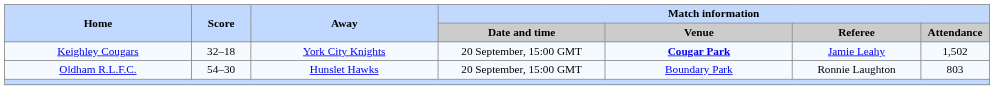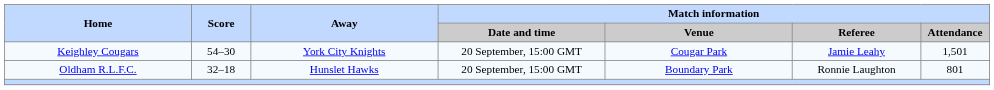(221, 51) 32–18 -> (221, 51) 54–30
(699, 51) bold -> (699, 51) normal
(955, 51) 1,502 -> (955, 51) 1,501
(221, 70) 54–30 -> (221, 70) 32–18
(955, 70) 803 -> (955, 70) 801
